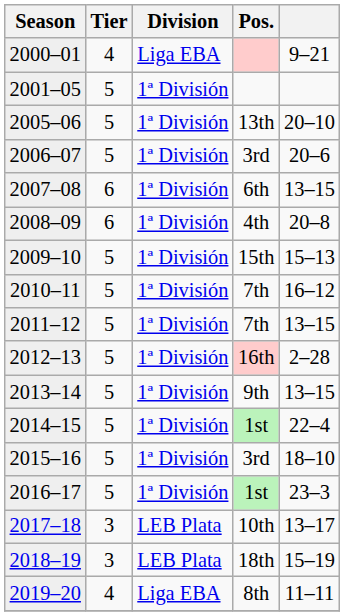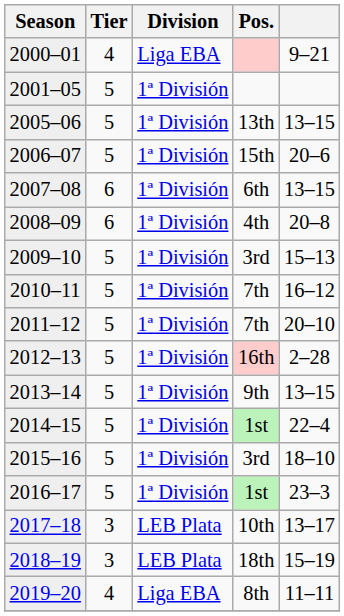(309, 121) 20–10 -> (309, 121) 13–15
(256, 155) 3rd -> (256, 155) 15th
(256, 256) 15th -> (256, 256) 3rd
(309, 323) 13–15 -> (309, 323) 20–10
